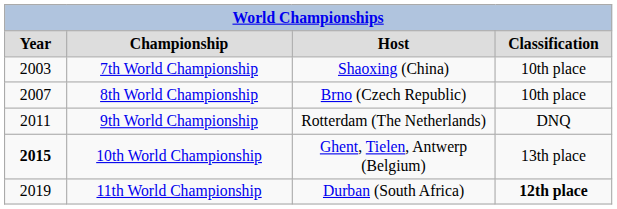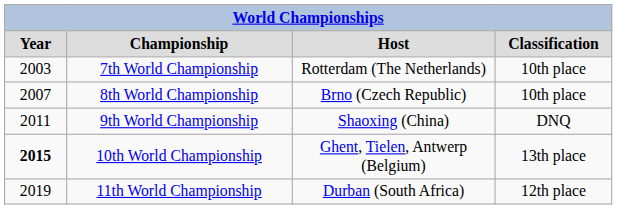(394, 69) Shaoxing (China) -> (394, 69) Rotterdam (The Netherlands)
(394, 121) Rotterdam (The Netherlands) -> (394, 121) Shaoxing (China)
(553, 191) bold -> (553, 191) normal
